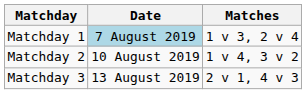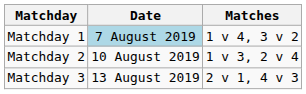(252, 36) 1 v 3, 2 v 4 -> (252, 36) 1 v 4, 3 v 2
(252, 57) 1 v 4, 3 v 2 -> (252, 57) 1 v 3, 2 v 4
